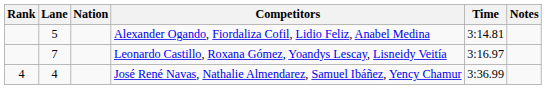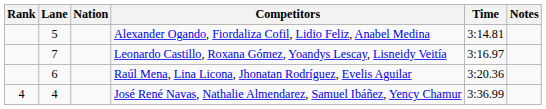+ row: (263, 74)
